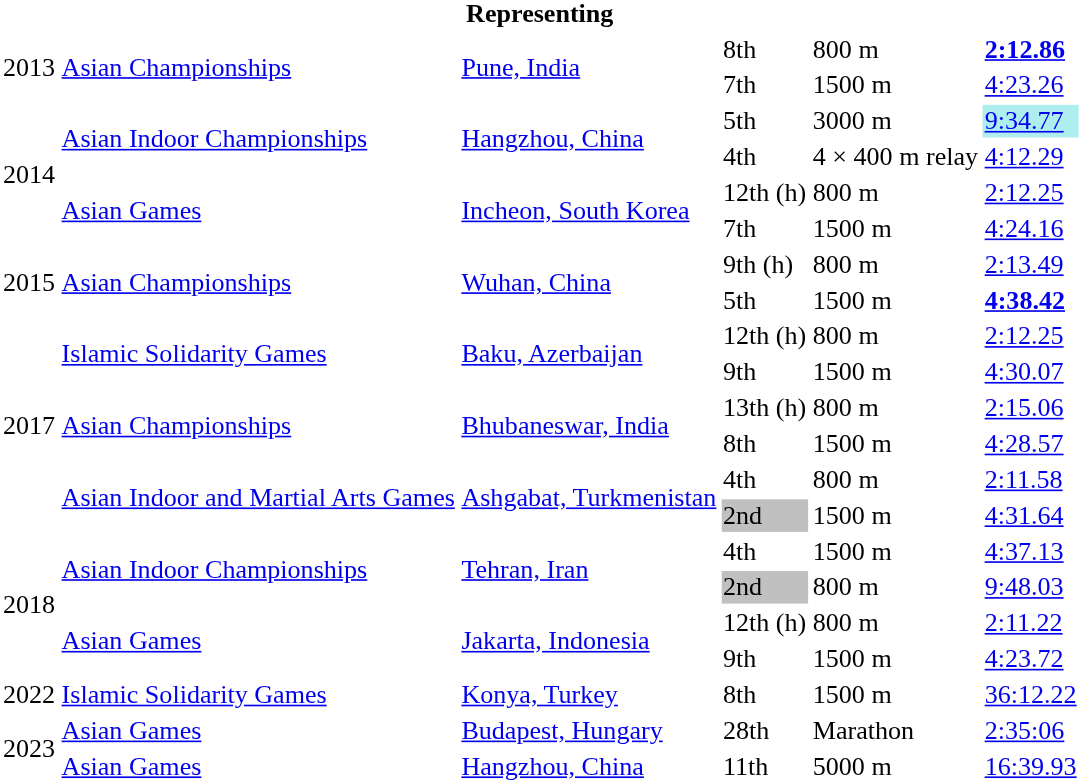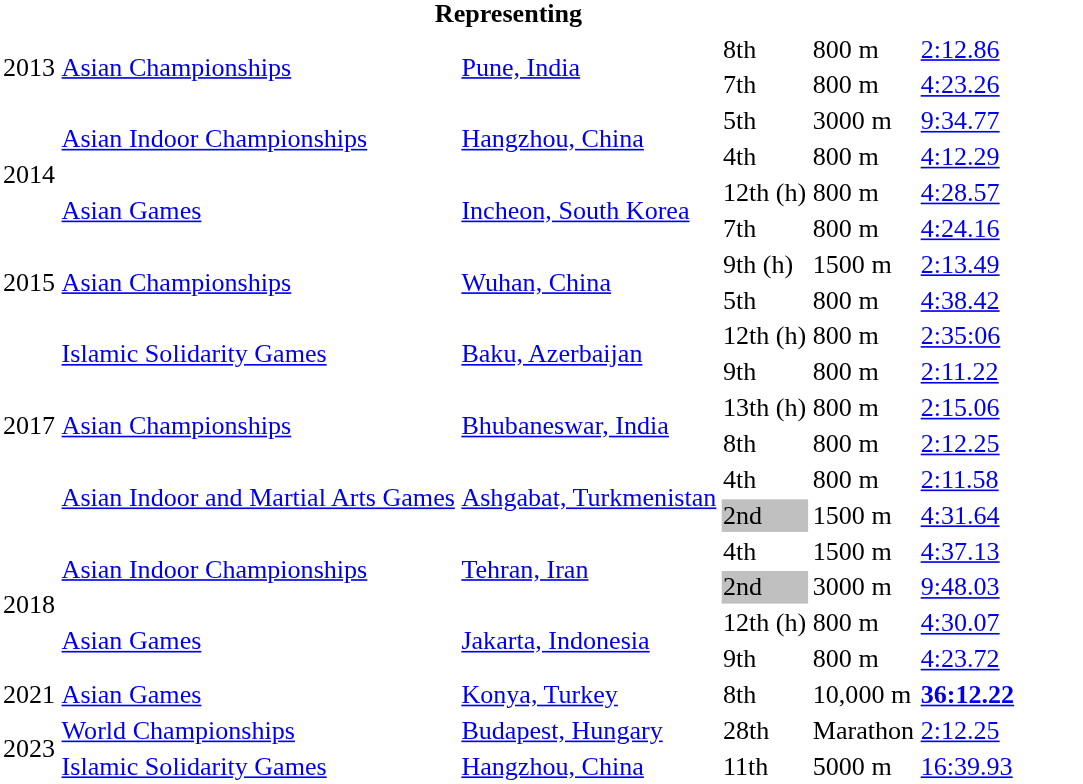(1025, 49) bold -> (960, 49) normal
(852, 84) 1500 m -> (846, 84) 800 m
(1024, 120) paleturquoise background -> (960, 120) no background
(895, 156) 4 × 400 m relay -> (846, 156) 800 m
(1024, 192) 2:12.25 -> (960, 192) 4:28.57
(852, 228) 1500 m -> (846, 228) 800 m
(846, 264) 800 m -> (852, 264) 1500 m
(852, 300) 1500 m -> (846, 300) 800 m
(1025, 300) bold -> (960, 300) normal
(1024, 335) 2:12.25 -> (961, 335) 2:35:06
(852, 371) 1500 m -> (846, 371) 800 m
(1024, 371) 4:30.07 -> (960, 371) 2:11.22
(852, 443) 1500 m -> (846, 443) 800 m
(1024, 443) 4:28.57 -> (960, 443) 2:12.25
(846, 587) 800 m -> (852, 587) 3000 m
(1024, 622) 2:11.22 -> (960, 622) 4:30.07
(852, 658) 1500 m -> (846, 658) 800 m
(29, 694) 2022 -> (29, 694) 2021
(194, 694) Islamic Solidarity Games -> (131, 694) Asian Games
(852, 694) 1500 m -> (862, 694) 10,000 m
(1031, 694) normal -> (967, 694) bold
(131, 730) Asian Games -> (178, 730) World Championships
(1024, 730) 2:35:06 -> (960, 730) 2:12.25
(131, 766) Asian Games -> (194, 766) Islamic Solidarity Games
